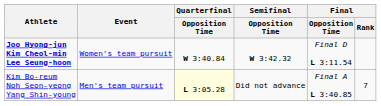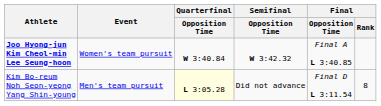(331, 53) Final D L 3:11.54 -> (331, 53) Final A L 3:40.85
(331, 85) Final A L 3:40.85 -> (331, 85) Final D L 3:11.54
(366, 85) 7 -> (366, 85) 8
